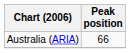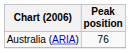(103, 39) 66 -> (103, 39) 76
